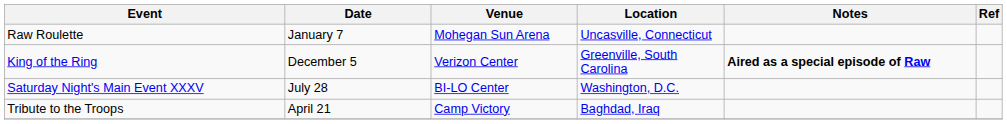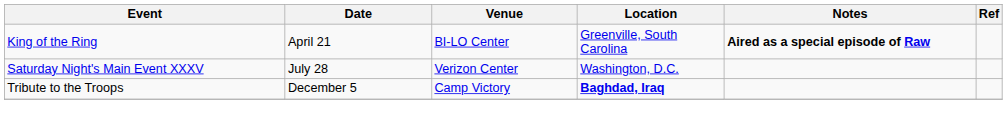- row: (45, 34)
(322, 61) December 5 -> (309, 41) April 21
(476, 61) Verizon Center -> (472, 41) BI-LO Center
(471, 88) BI-LO Center -> (476, 68) Verizon Center
(309, 108) April 21 -> (322, 88) December 5
(620, 108) normal -> (622, 88) bold
